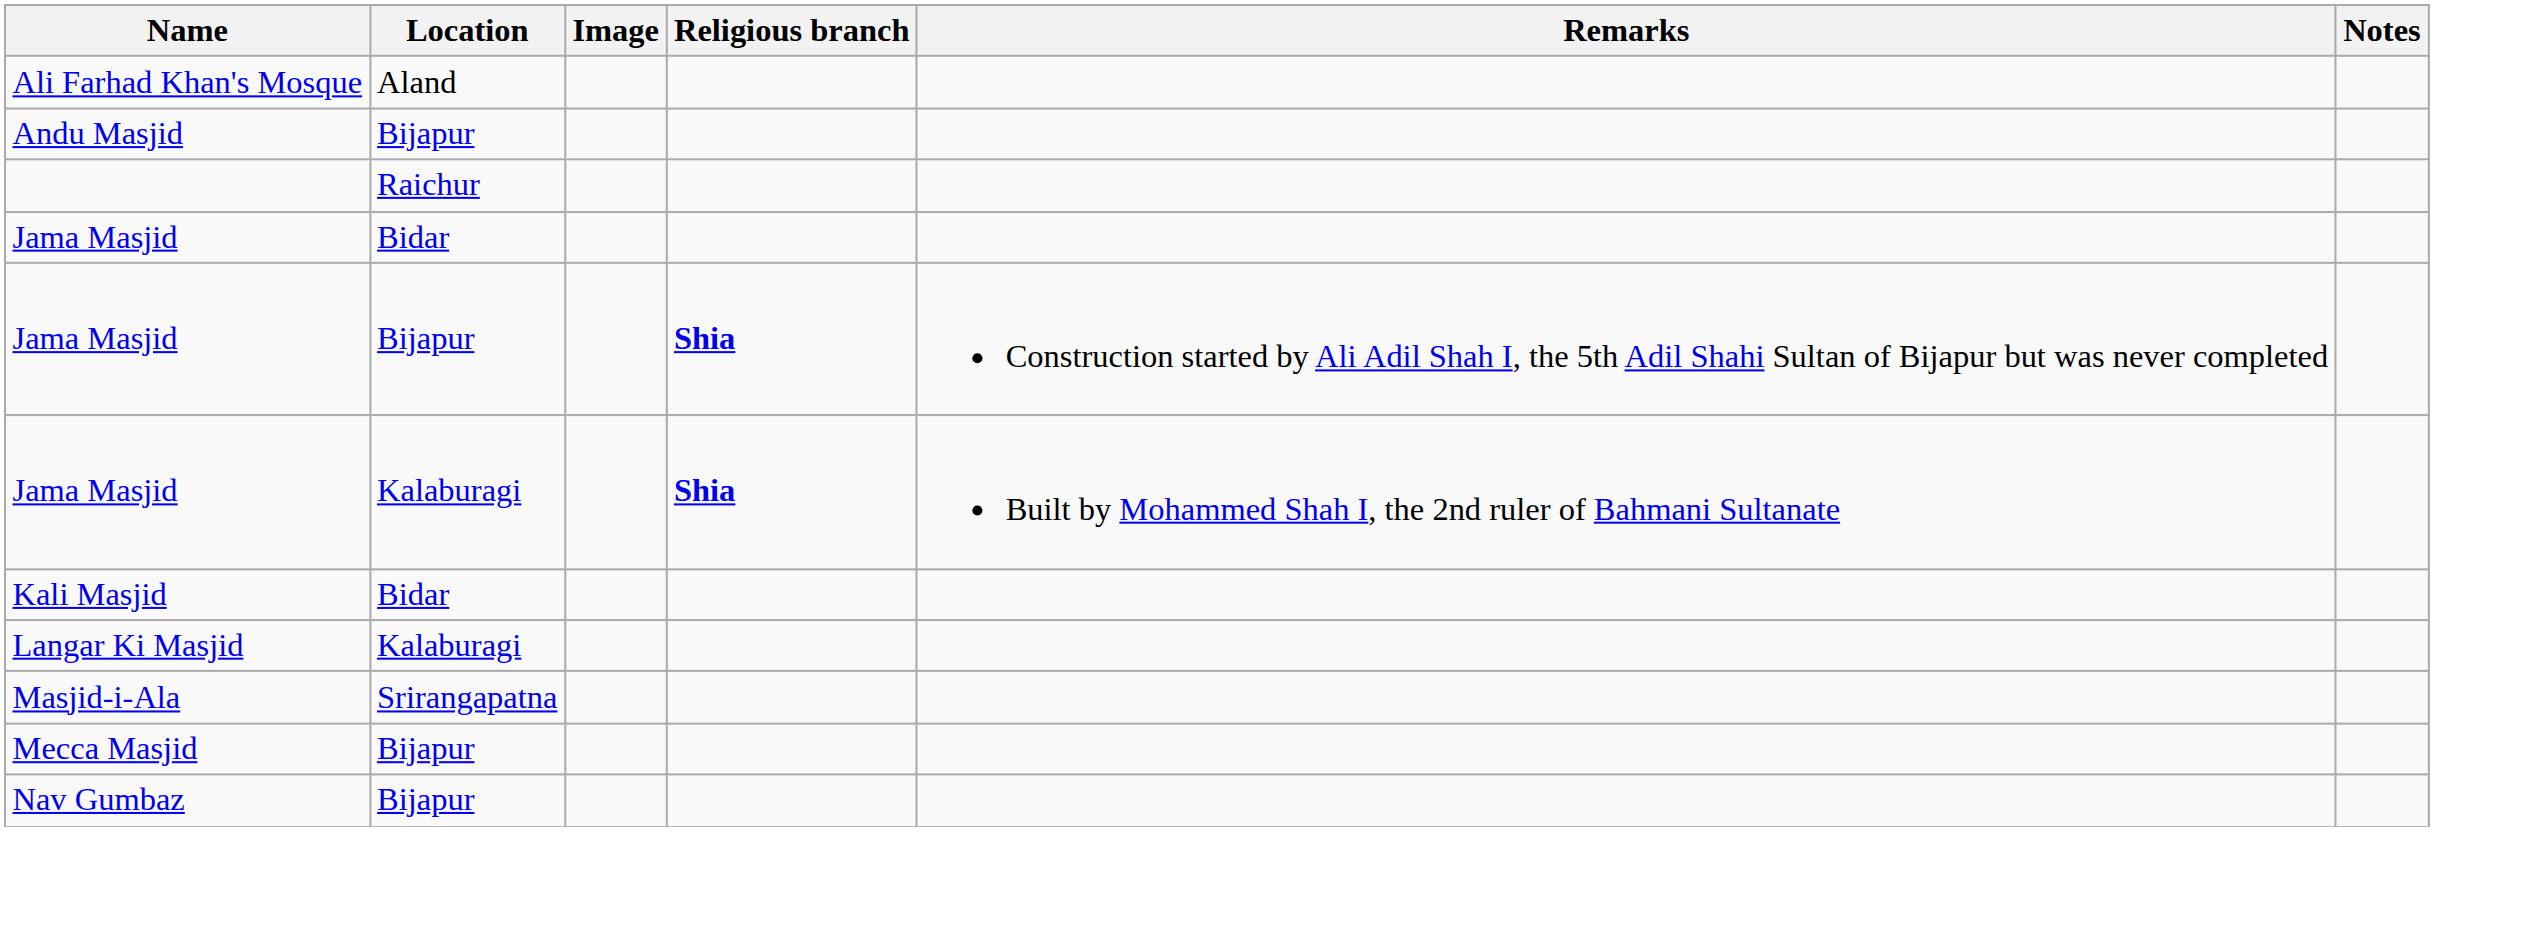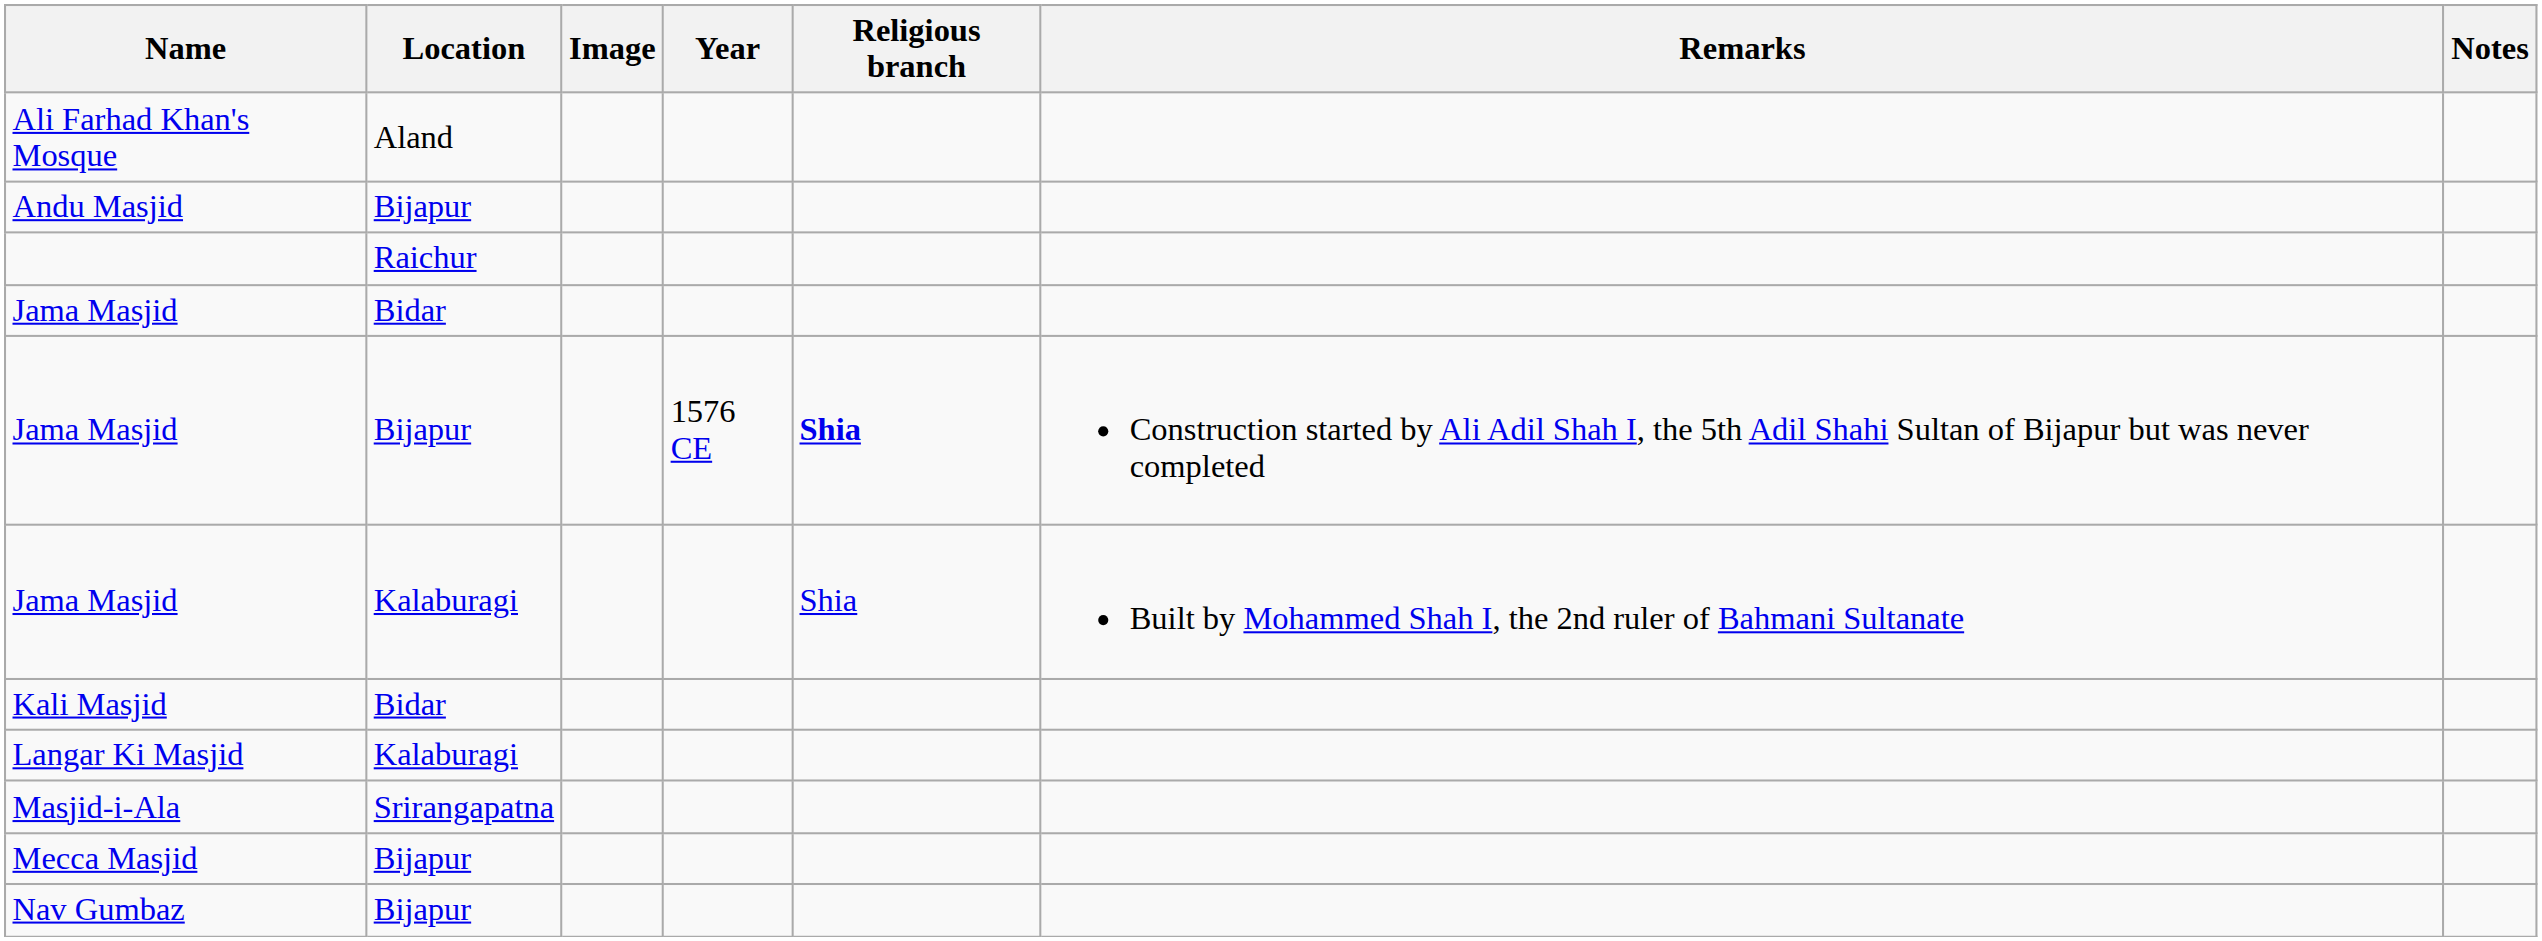+ column: (728, 48)
(705, 491) bold -> (828, 601) normal
